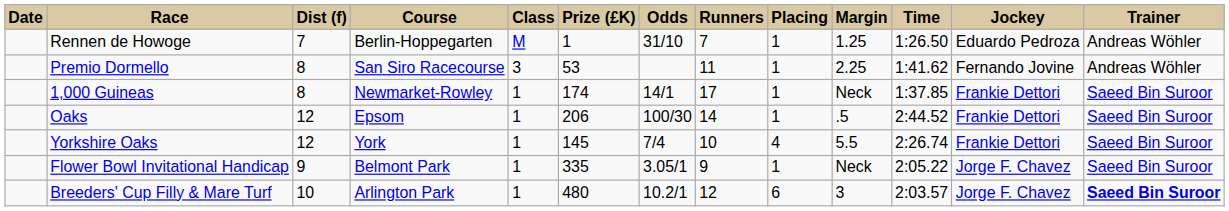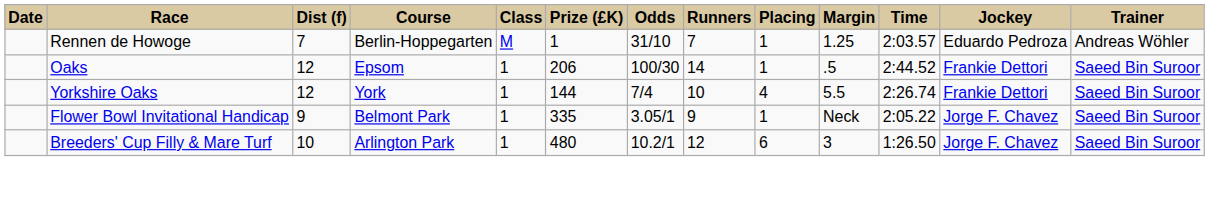(922, 42) 1:26.50 -> (909, 42) 2:03.57
- row: (109, 67)
- row: (102, 92)
(575, 142) 145 -> (563, 92) 144
(922, 192) 2:03.57 -> (909, 142) 1:26.50
(1154, 192) bold -> (1137, 142) normal
